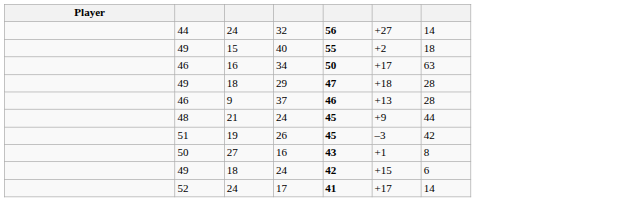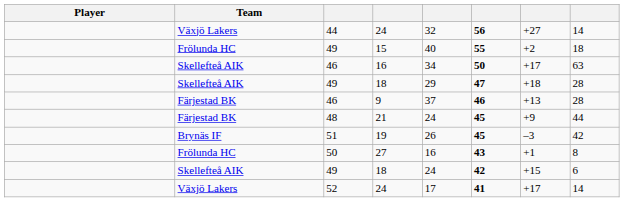+ column: (249, 13)
